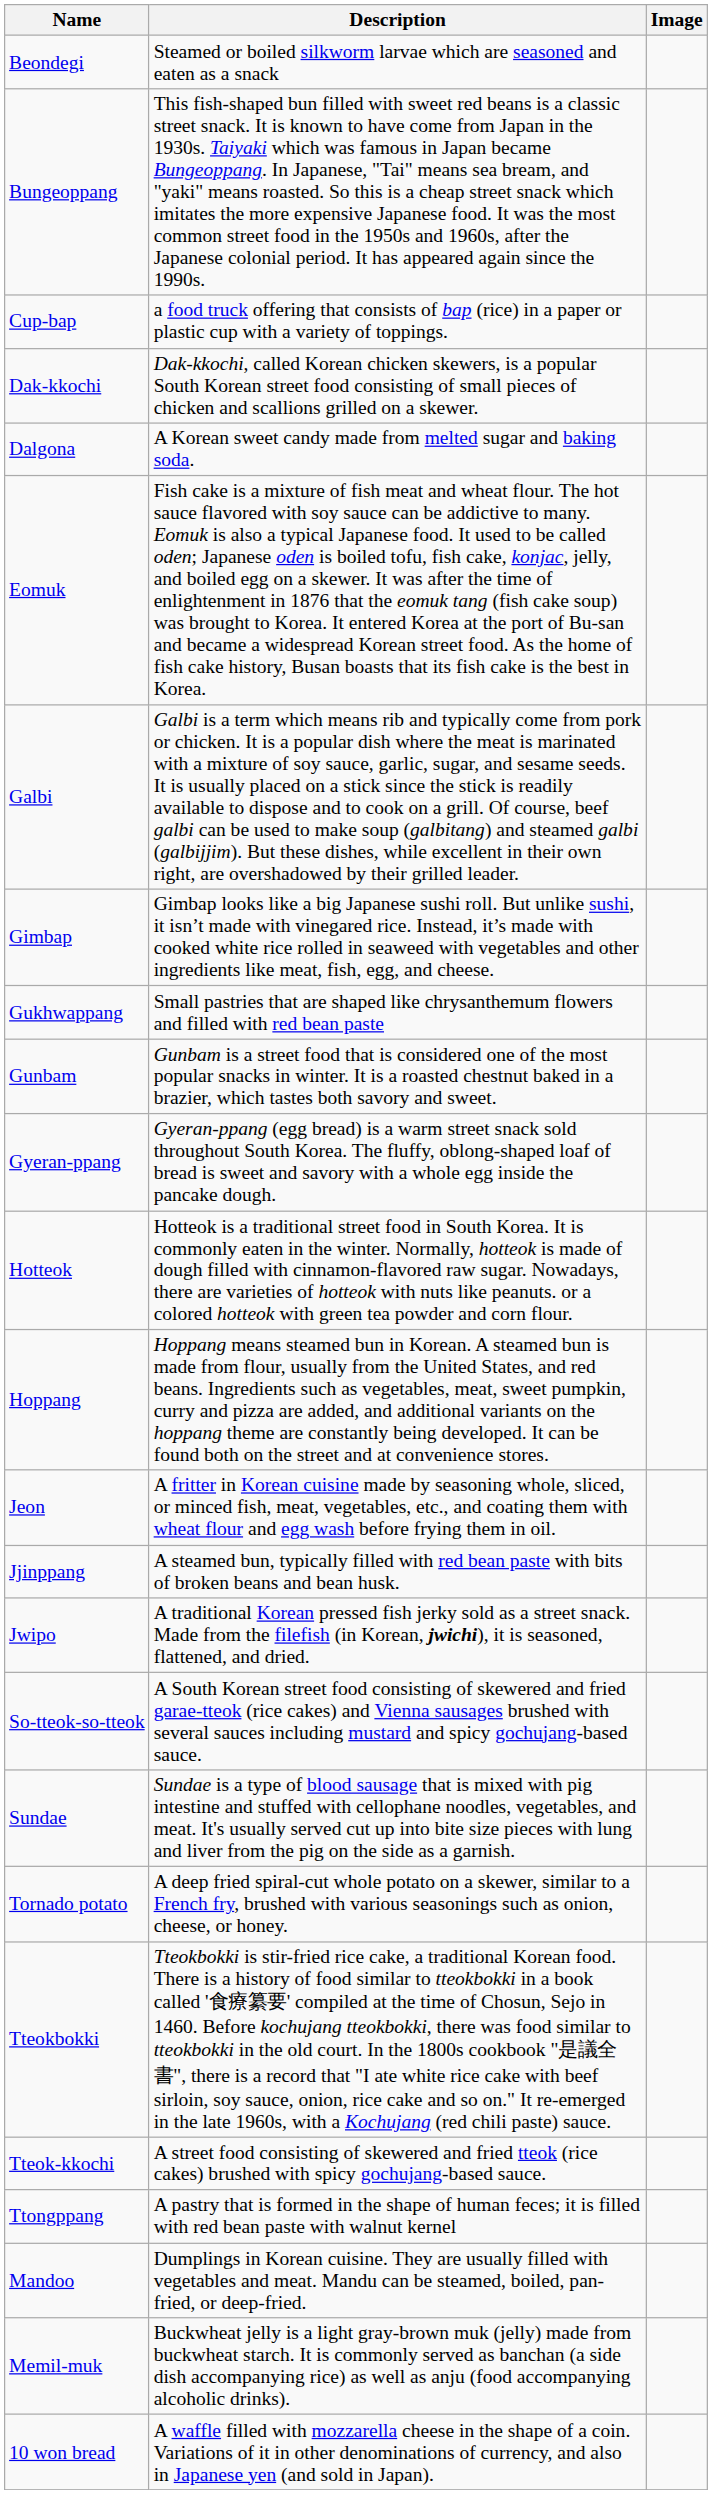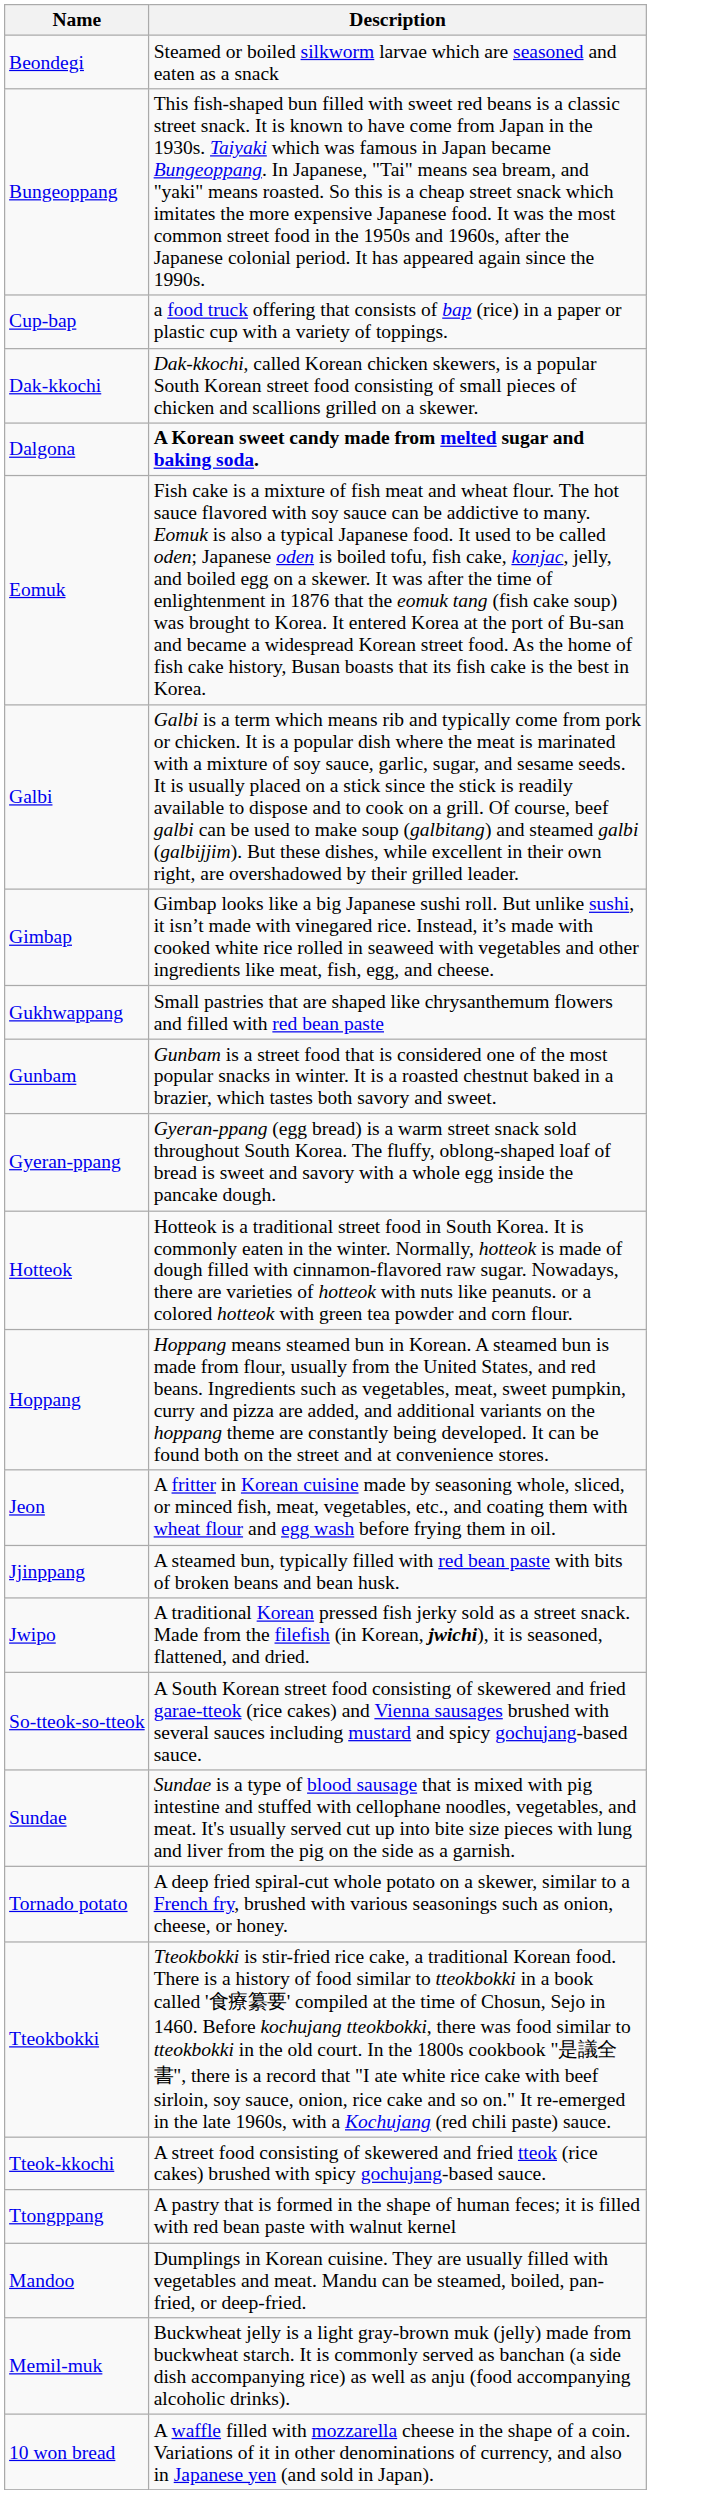- column: (677, 19)
(385, 449) normal -> (369, 449) bold
